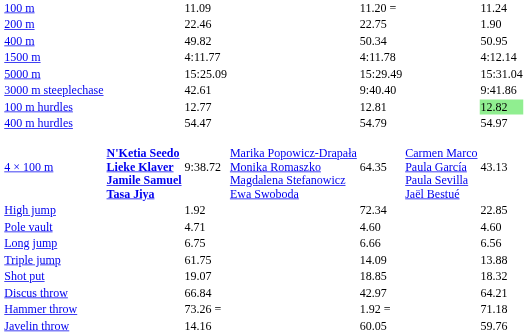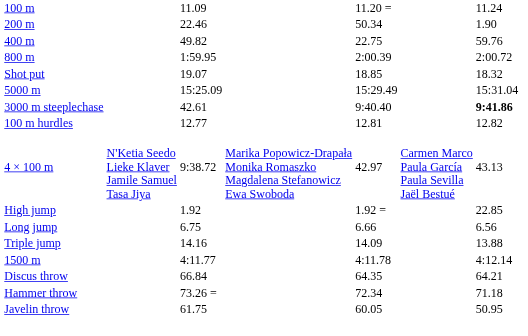(373, 24) 22.75 -> (369, 24) 50.34
(373, 41) 50.34 -> (369, 41) 22.75
(494, 41) 50.95 -> (489, 41) 59.76
+ row: (19, 57)
rows swapped: (22, 57) <-> (24, 276)
(499, 90) normal -> (494, 107) bold
(494, 107) lightgreen background -> (489, 123) no background
- row: (39, 123)
(144, 173) bold -> (142, 173) normal
(373, 167) 64.35 -> (369, 167) 42.97
(373, 210) 72.34 -> (371, 210) 1.92 =
- row: (28, 227)
(198, 260) 61.75 -> (193, 243) 14.16
(373, 293) 42.97 -> (369, 276) 64.35
(375, 309) 1.92 = -> (369, 293) 72.34
(198, 326) 14.16 -> (193, 309) 61.75
(494, 326) 59.76 -> (489, 309) 50.95
